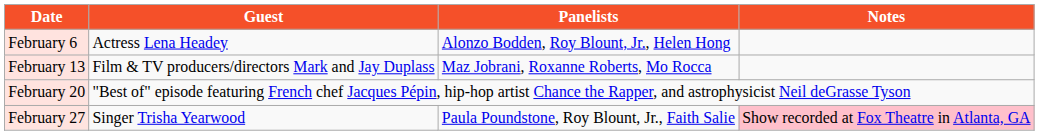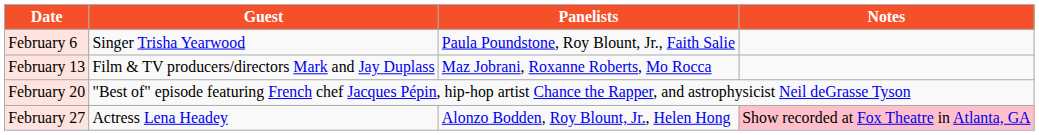(160, 42) Actress Lena Headey -> (169, 42) Singer Trisha Yearwood
(586, 42) Alonzo Bodden, Roy Blount, Jr., Helen Hong -> (588, 42) Paula Poundstone, Roy Blount, Jr., Faith Salie
(169, 117) Singer Trisha Yearwood -> (160, 117) Actress Lena Headey
(588, 117) Paula Poundstone, Roy Blount, Jr., Faith Salie -> (586, 117) Alonzo Bodden, Roy Blount, Jr., Helen Hong
